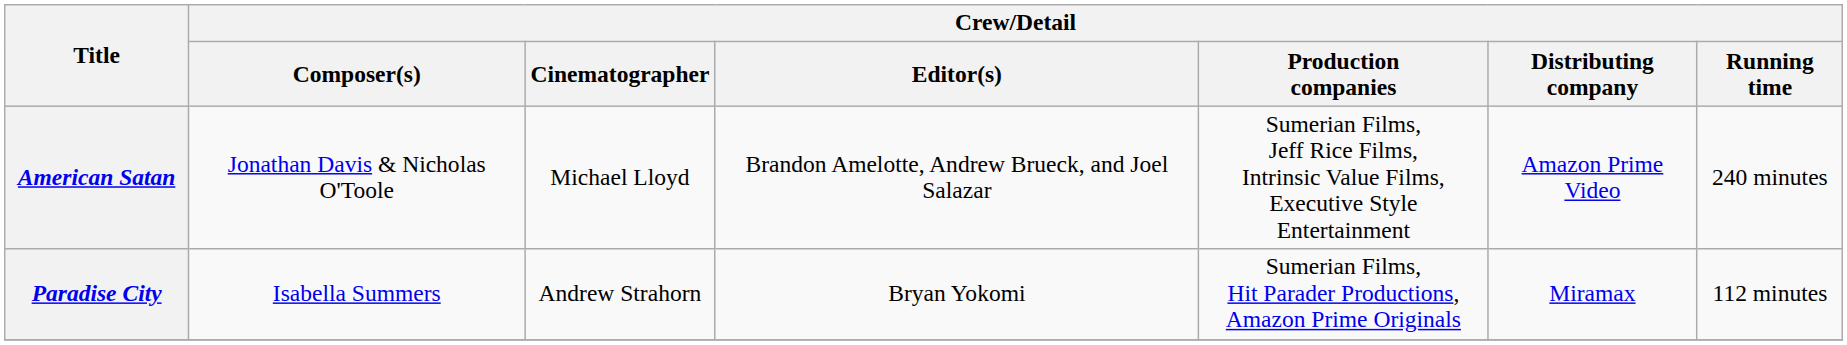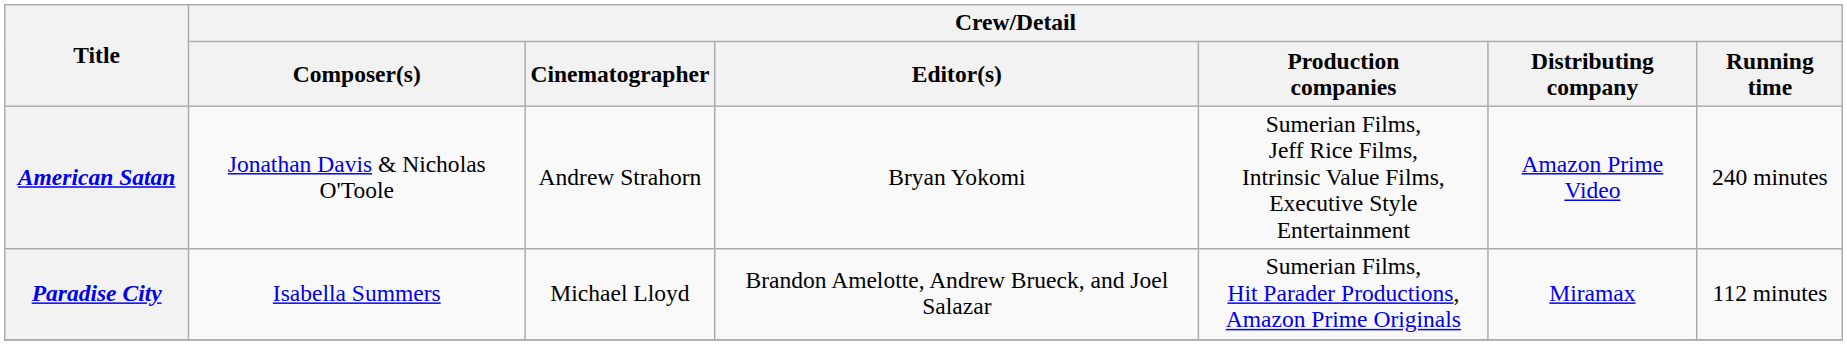(620, 177) Michael Lloyd -> (620, 177) Andrew Strahorn
(957, 177) Brandon Amelotte, Andrew Brueck, and Joel Salazar -> (957, 177) Bryan Yokomi
(620, 293) Andrew Strahorn -> (620, 293) Michael Lloyd
(957, 293) Bryan Yokomi -> (957, 293) Brandon Amelotte, Andrew Brueck, and Joel Salazar
